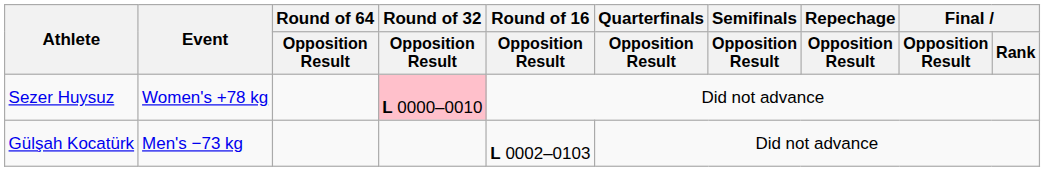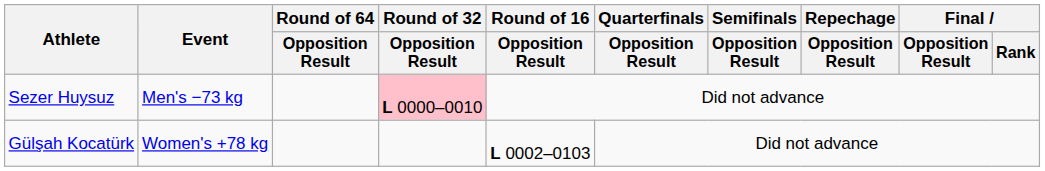(205, 98) Women's +78 kg -> (193, 98) Men's −73 kg
(193, 143) Men's −73 kg -> (205, 143) Women's +78 kg
